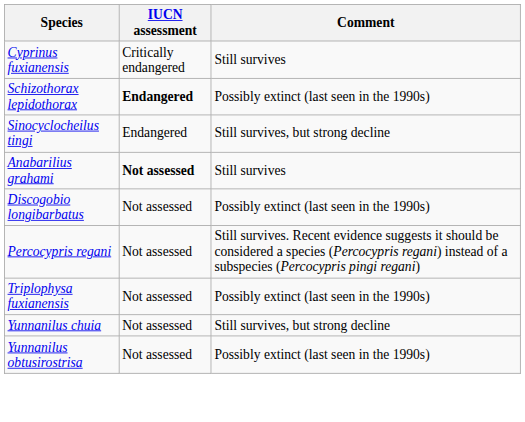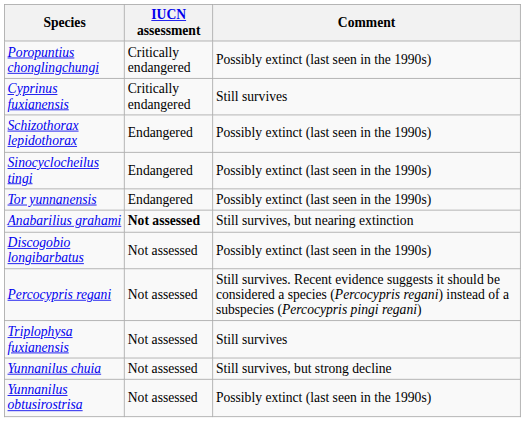+ row: (53, 59)
(158, 96) bold -> (160, 133) normal
(302, 133) Still survives, but strong decline -> (324, 170) Possibly extinct (last seen in the 1990s)
+ row: (52, 199)
(250, 170) Still survives -> (315, 221) Still survives, but nearing extinction
(322, 296) Possibly extinct (last seen in the 1990s) -> (252, 339) Still survives
